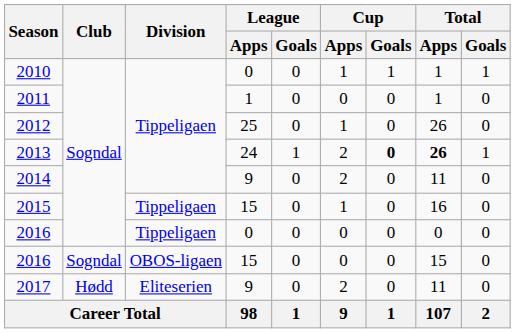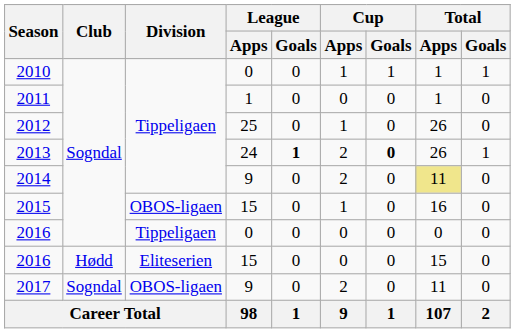(296, 152) normal -> (296, 152) bold
(438, 152) bold -> (438, 152) normal
(438, 179) no background -> (438, 179) khaki background
(176, 206) Tippeligaen -> (176, 206) OBOS-ligaen
(94, 260) Sogndal -> (94, 260) Hødd
(176, 260) OBOS-ligaen -> (176, 260) Eliteserien
(94, 286) Hødd -> (94, 286) Sogndal
(176, 286) Eliteserien -> (176, 286) OBOS-ligaen
